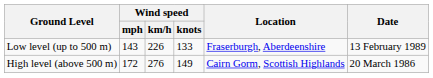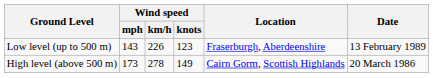(185, 47) 133 -> (185, 47) 123
(130, 64) 172 -> (130, 64) 173
(156, 64) 276 -> (156, 64) 278
